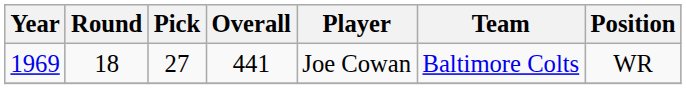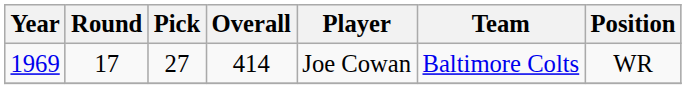(107, 63) 18 -> (107, 63) 17
(251, 63) 441 -> (251, 63) 414
